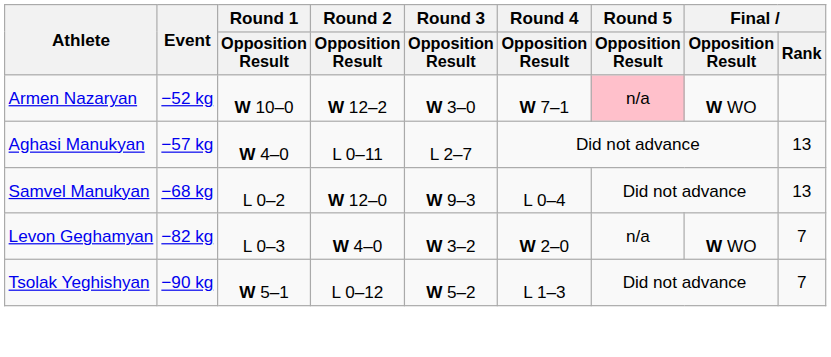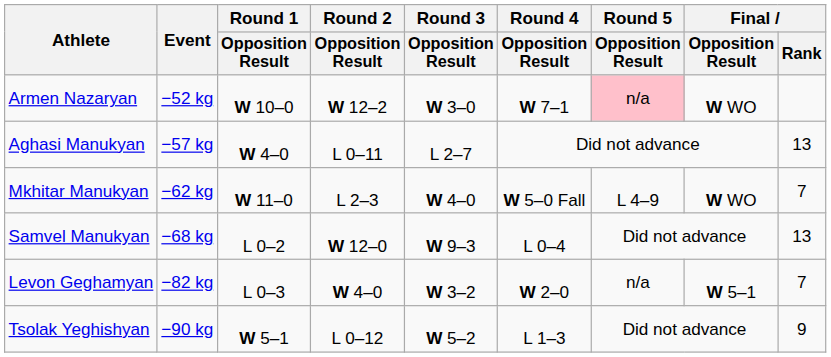+ row: (79, 191)
(731, 246) W WO -> (731, 292) W 5–1
(802, 283) 7 -> (802, 329) 9
